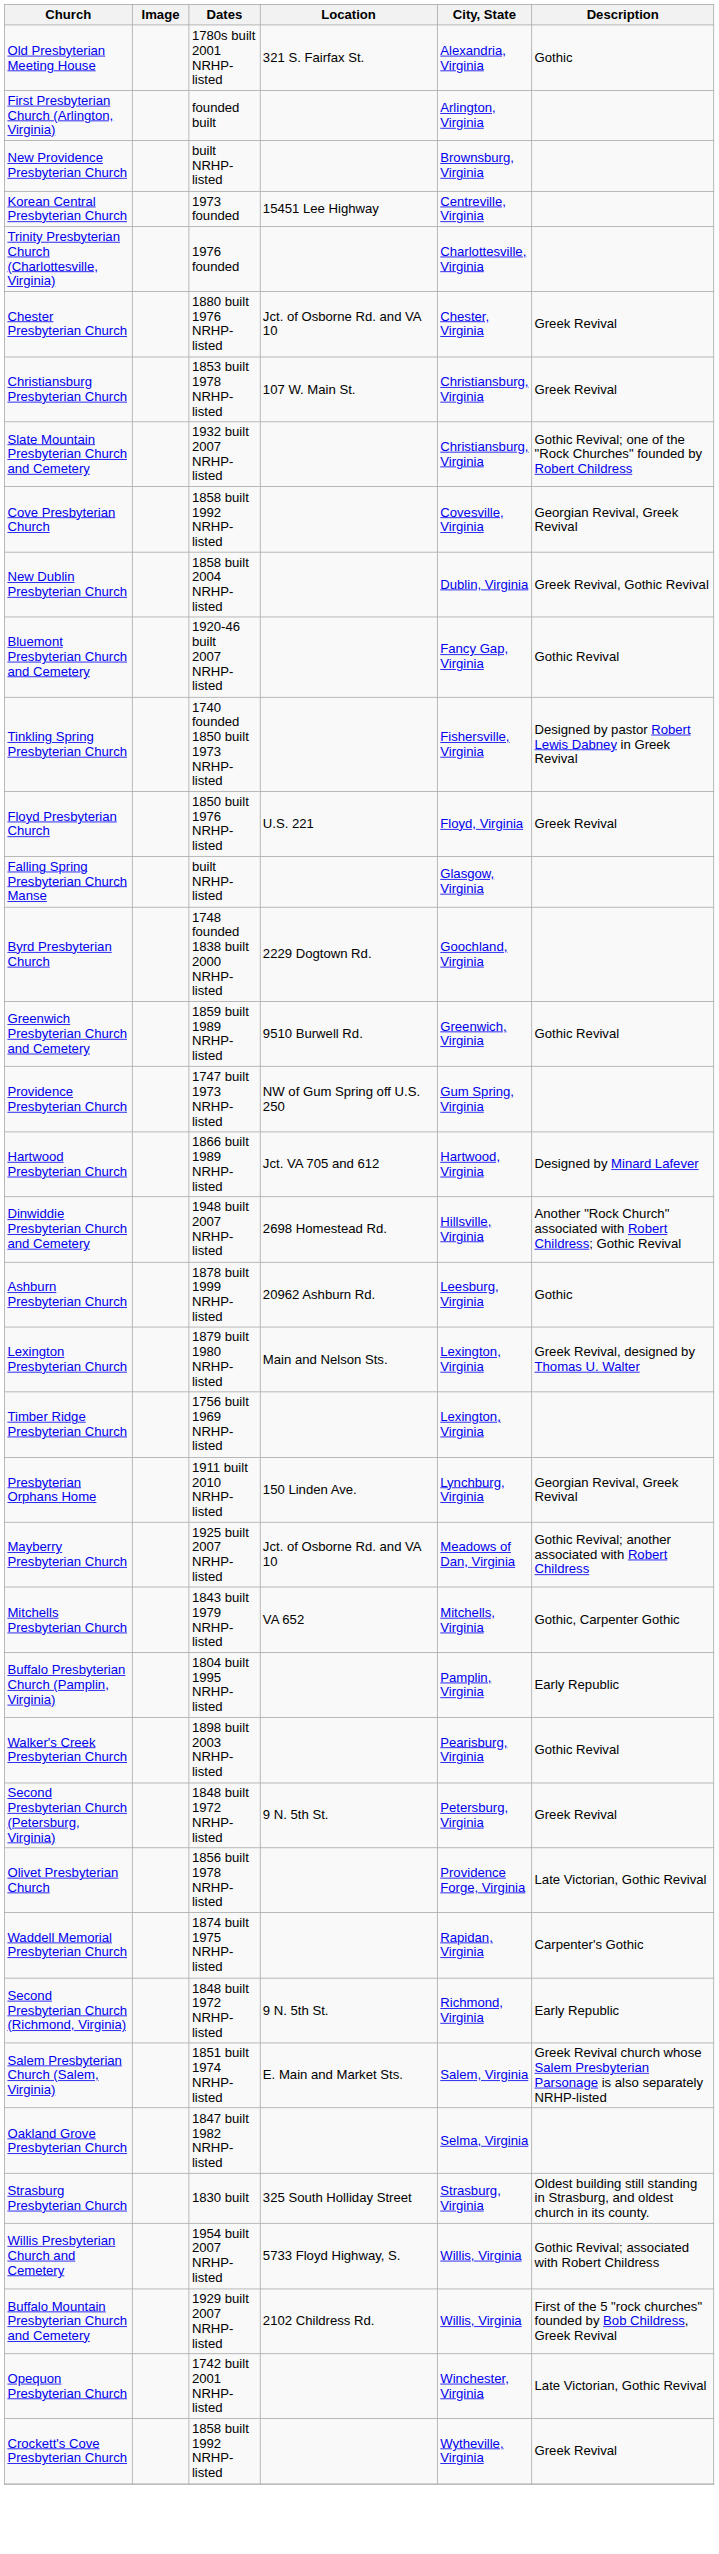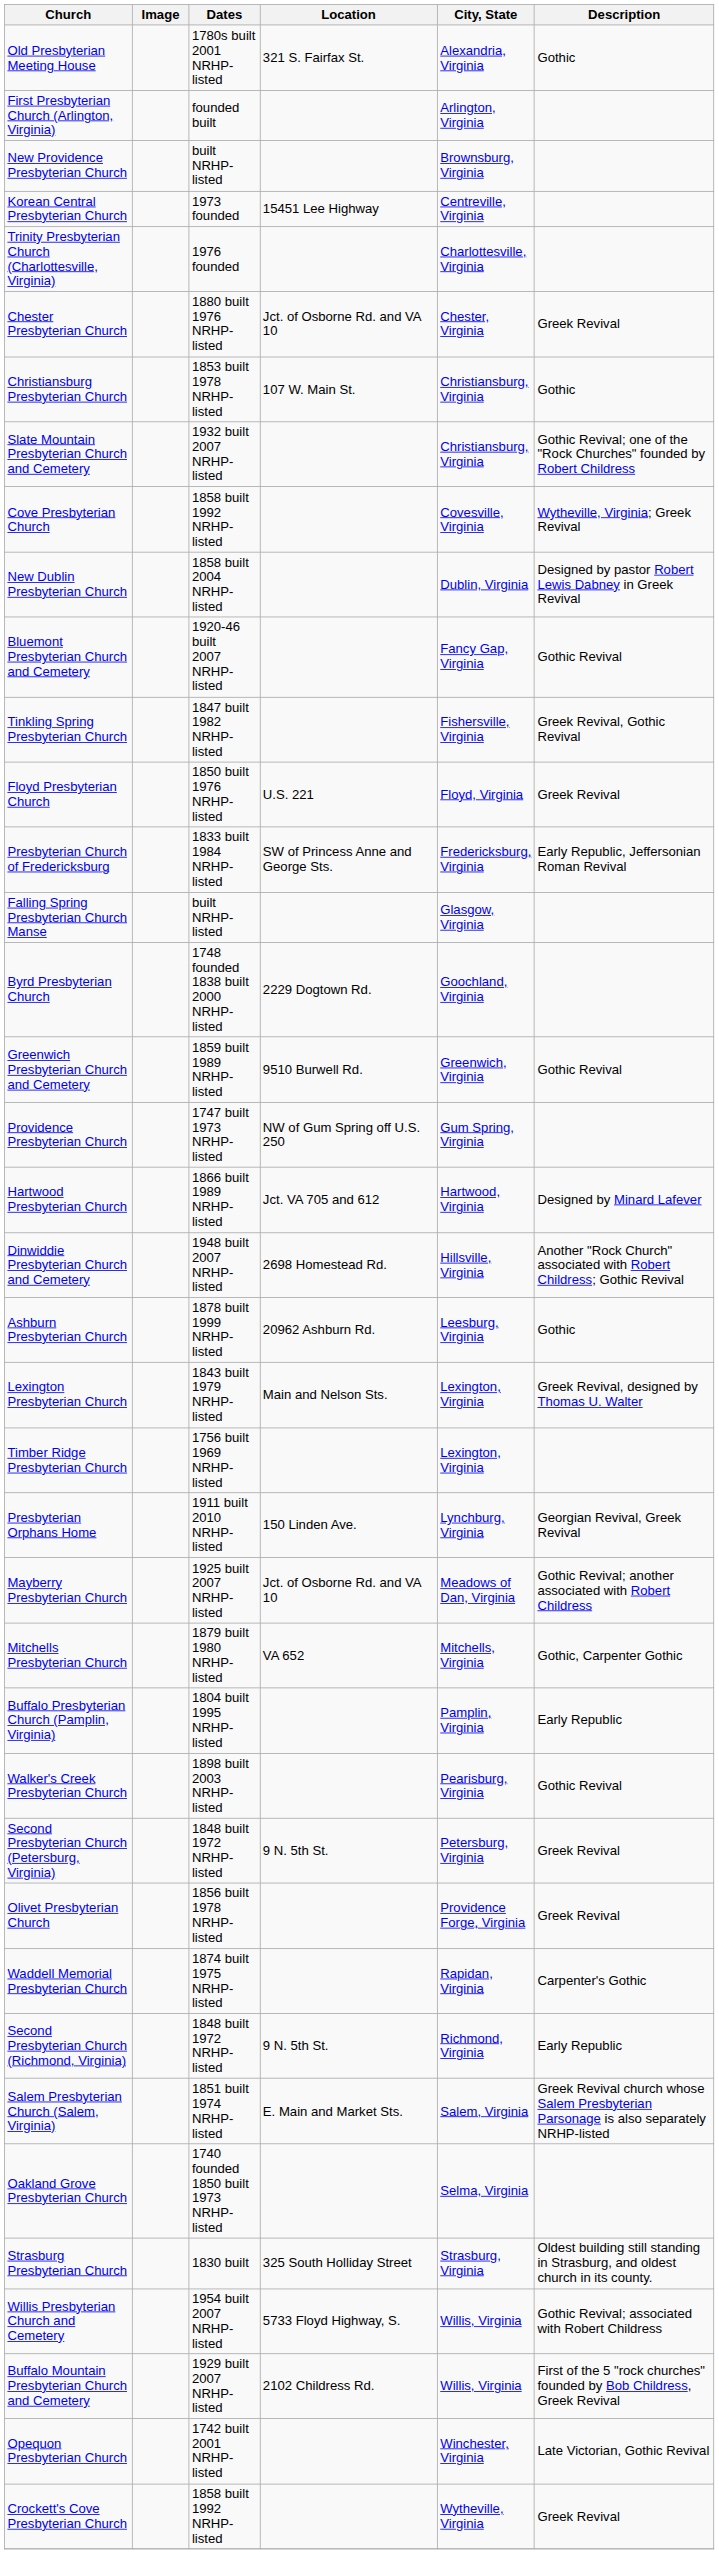(576, 389) Greek Revival -> (556, 389) Gothic
(606, 519) Georgian Revival, Greek Revival -> (614, 519) Wytheville, Virginia; Greek Revival
(622, 584) Greek Revival, Gothic Revival -> (615, 584) Designed by pastor Robert Lewis Dabney in Greek Revival
(220, 744) 1740 founded 1850 built 1973 NRHP-listed -> (220, 729) 1847 built 1982 NRHP-listed
(613, 744) Designed by pastor Robert Lewis Dabney in Greek Revival -> (601, 729) Greek Revival, Gothic Revival
+ row: (67, 859)
(220, 1359) 1879 built 1980 NRHP-listed -> (220, 1395) 1843 built 1979 NRHP-listed
(220, 1619) 1843 built 1979 NRHP-listed -> (220, 1655) 1879 built 1980 NRHP-listed
(620, 1880) Late Victorian, Gothic Revival -> (579, 1915) Greek Revival
(220, 2140) 1847 built 1982 NRHP-listed -> (220, 2190) 1740 founded 1850 built 1973 NRHP-listed
